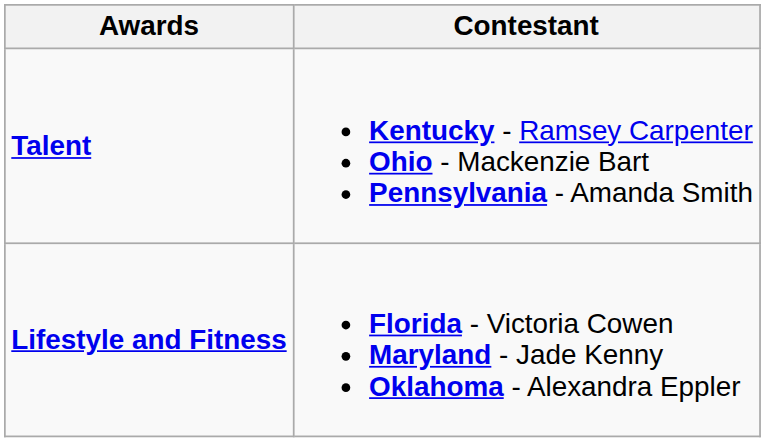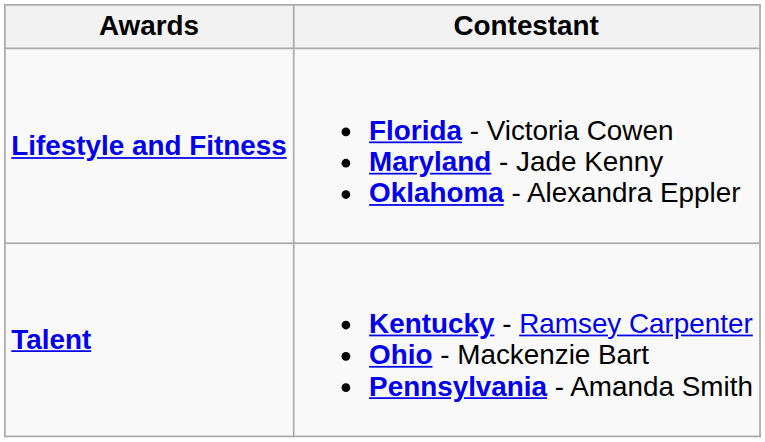rows swapped: (149, 339) <-> (51, 145)
